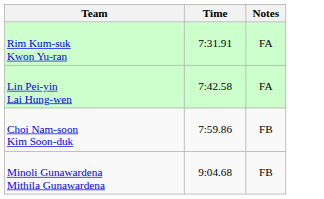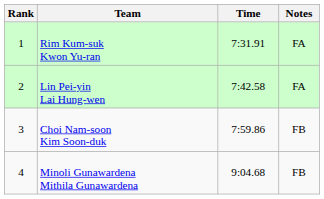+ column: (21, 13)
